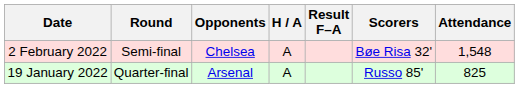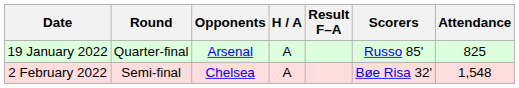rows swapped: (58, 72) <-> (58, 51)
